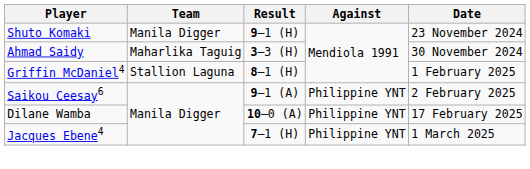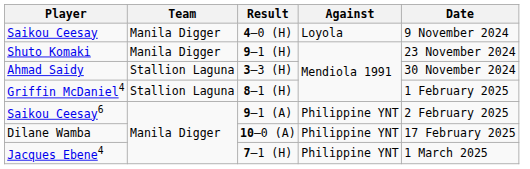+ row: (52, 33)
(186, 52) Maharlika Taguig -> (182, 70) Stallion Laguna
